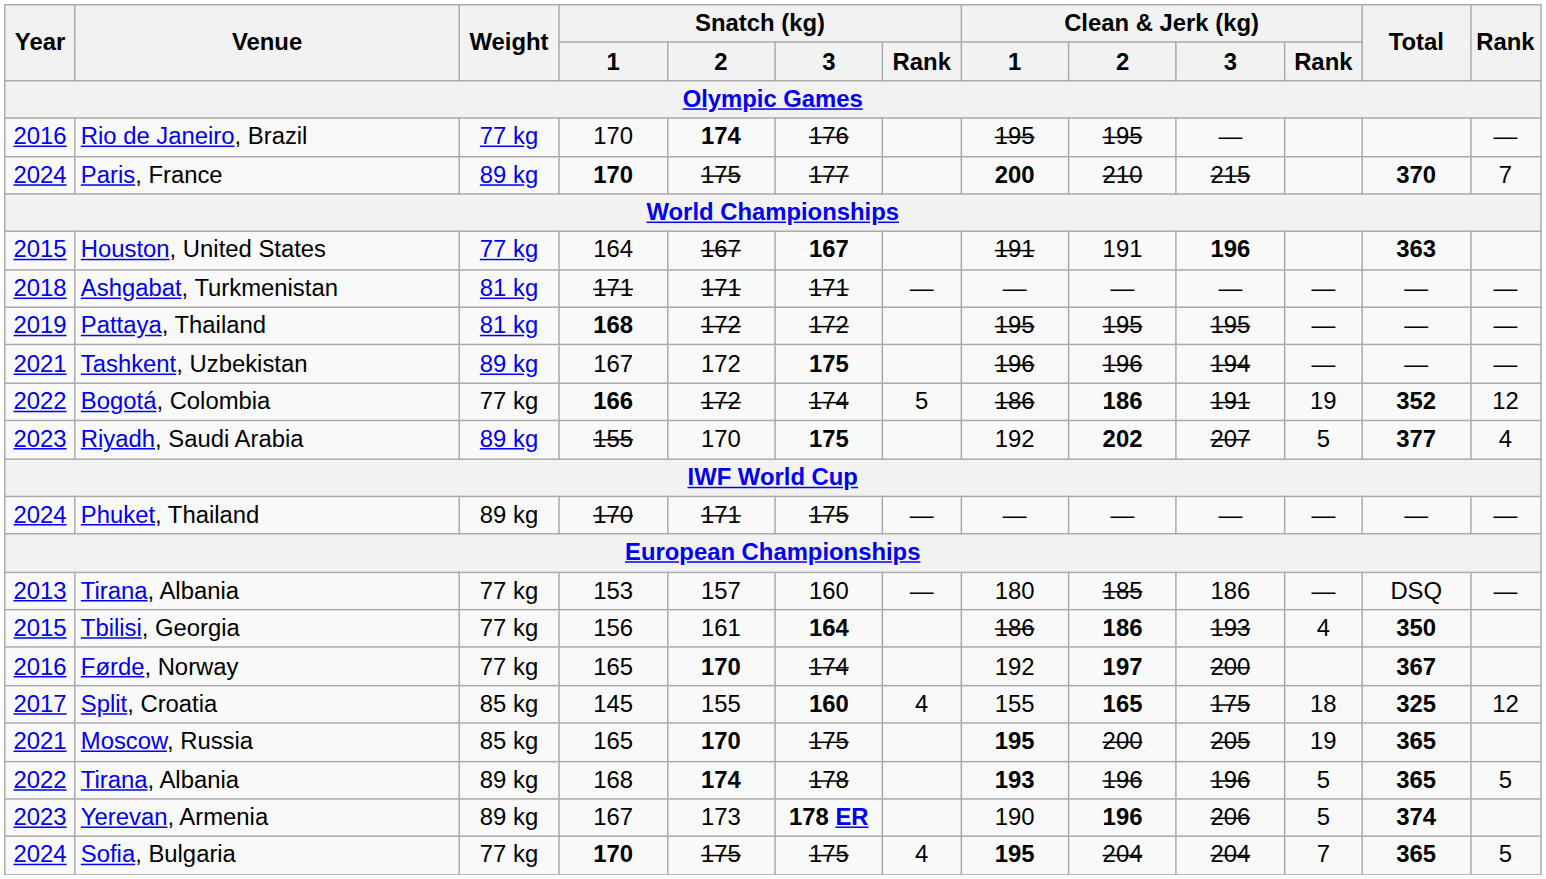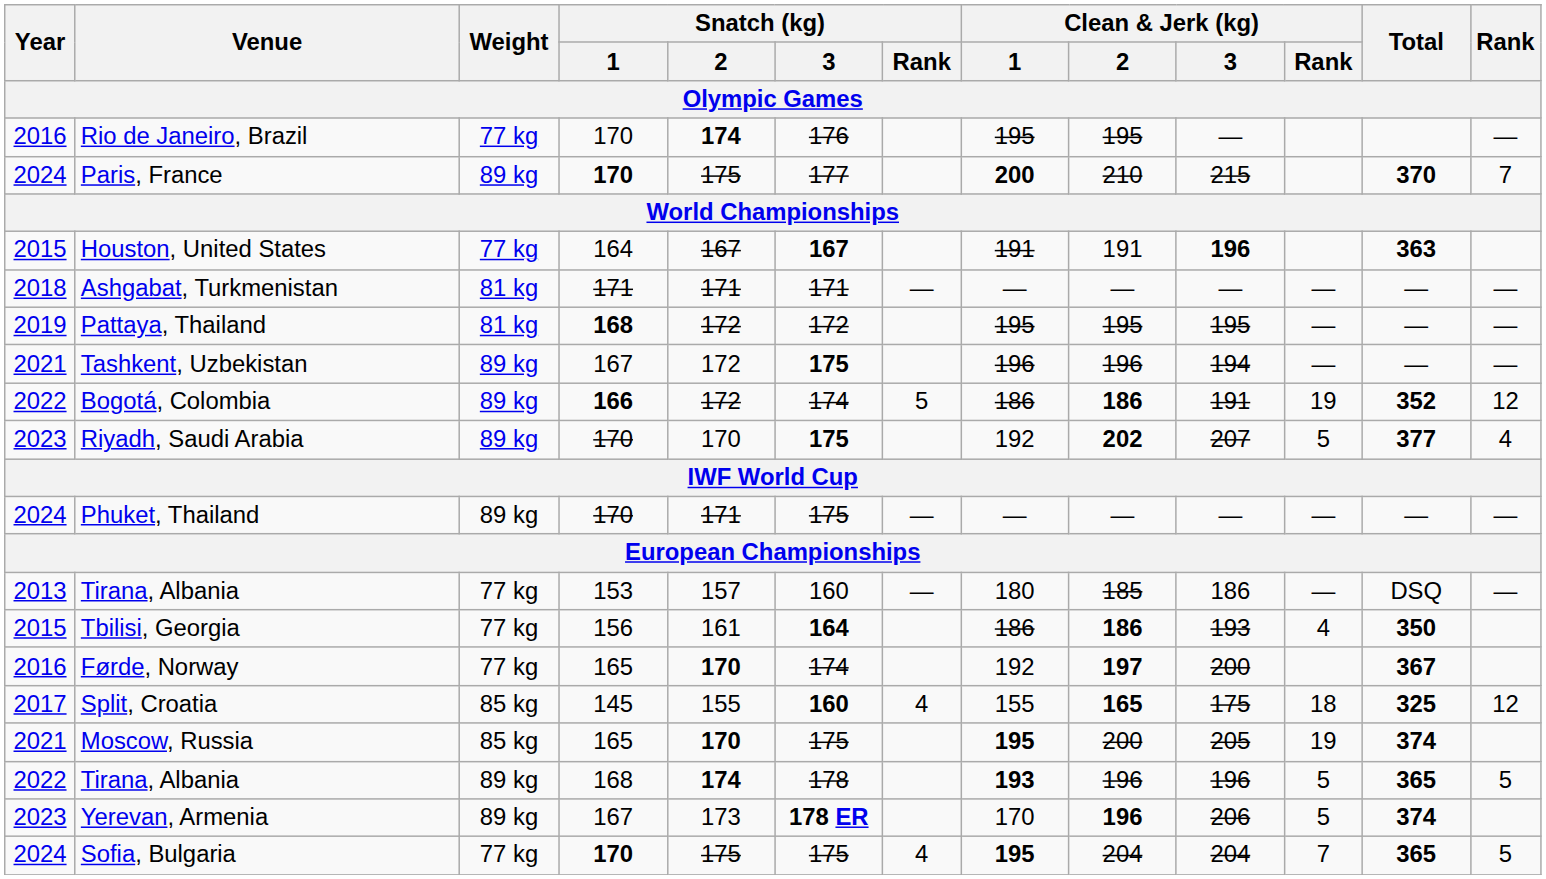(509, 401) 77 kg -> (509, 401) 89 kg
(613, 439) 155 -> (613, 439) 170
(1416, 741) 365 -> (1416, 741) 374
(1015, 817) 190 -> (1015, 817) 170
